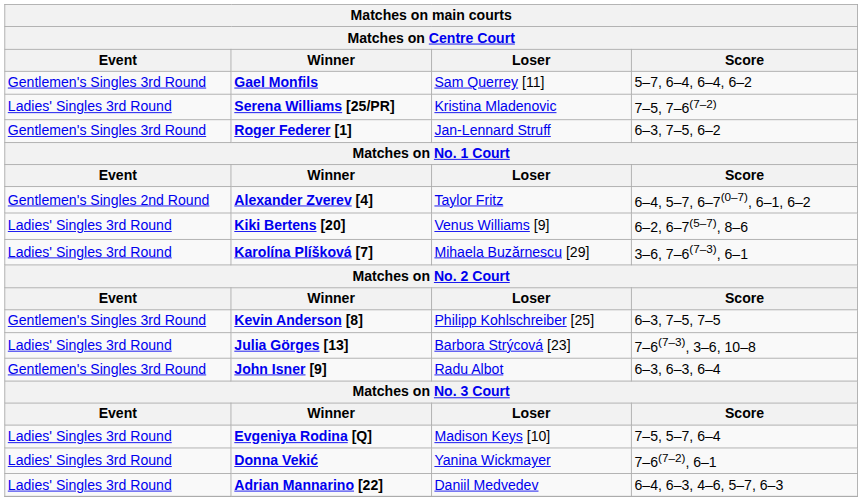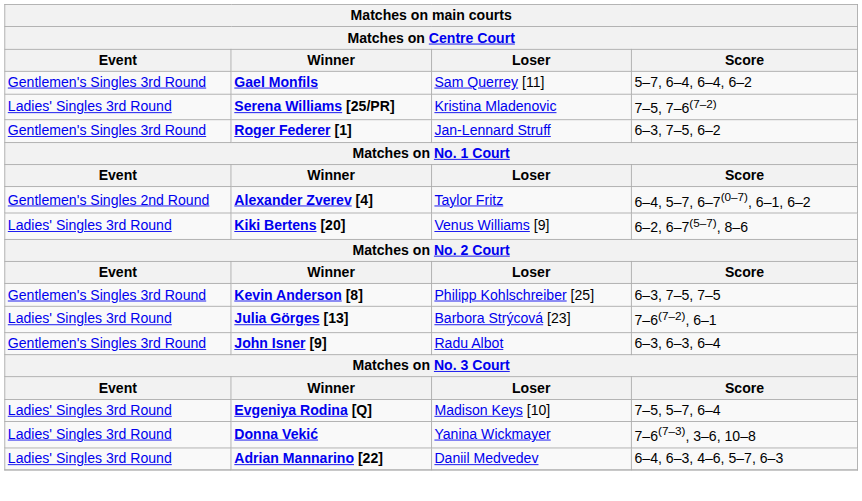- row: (304, 252)
(695, 345) 7–6(7–3), 3–6, 10–8 -> (676, 319) 7–6(7–2), 6–1
(676, 460) 7–6(7–2), 6–1 -> (695, 434) 7–6(7–3), 3–6, 10–8
